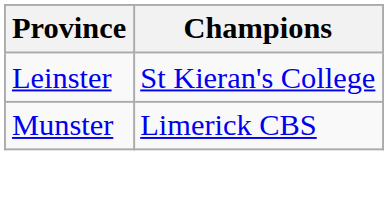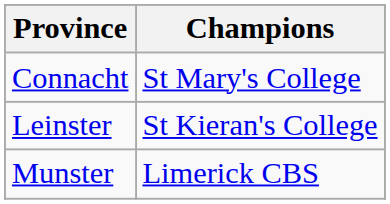+ row: (70, 76)
